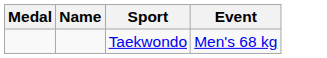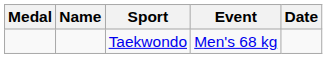+ column: (301, 17)
